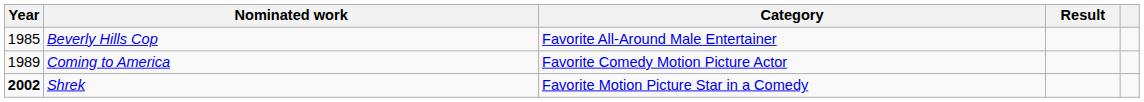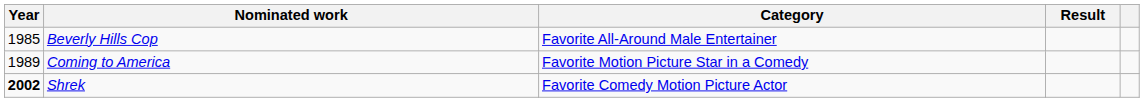(665, 62) Favorite Comedy Motion Picture Actor -> (675, 62) Favorite Motion Picture Star in a Comedy
(675, 85) Favorite Motion Picture Star in a Comedy -> (665, 85) Favorite Comedy Motion Picture Actor
